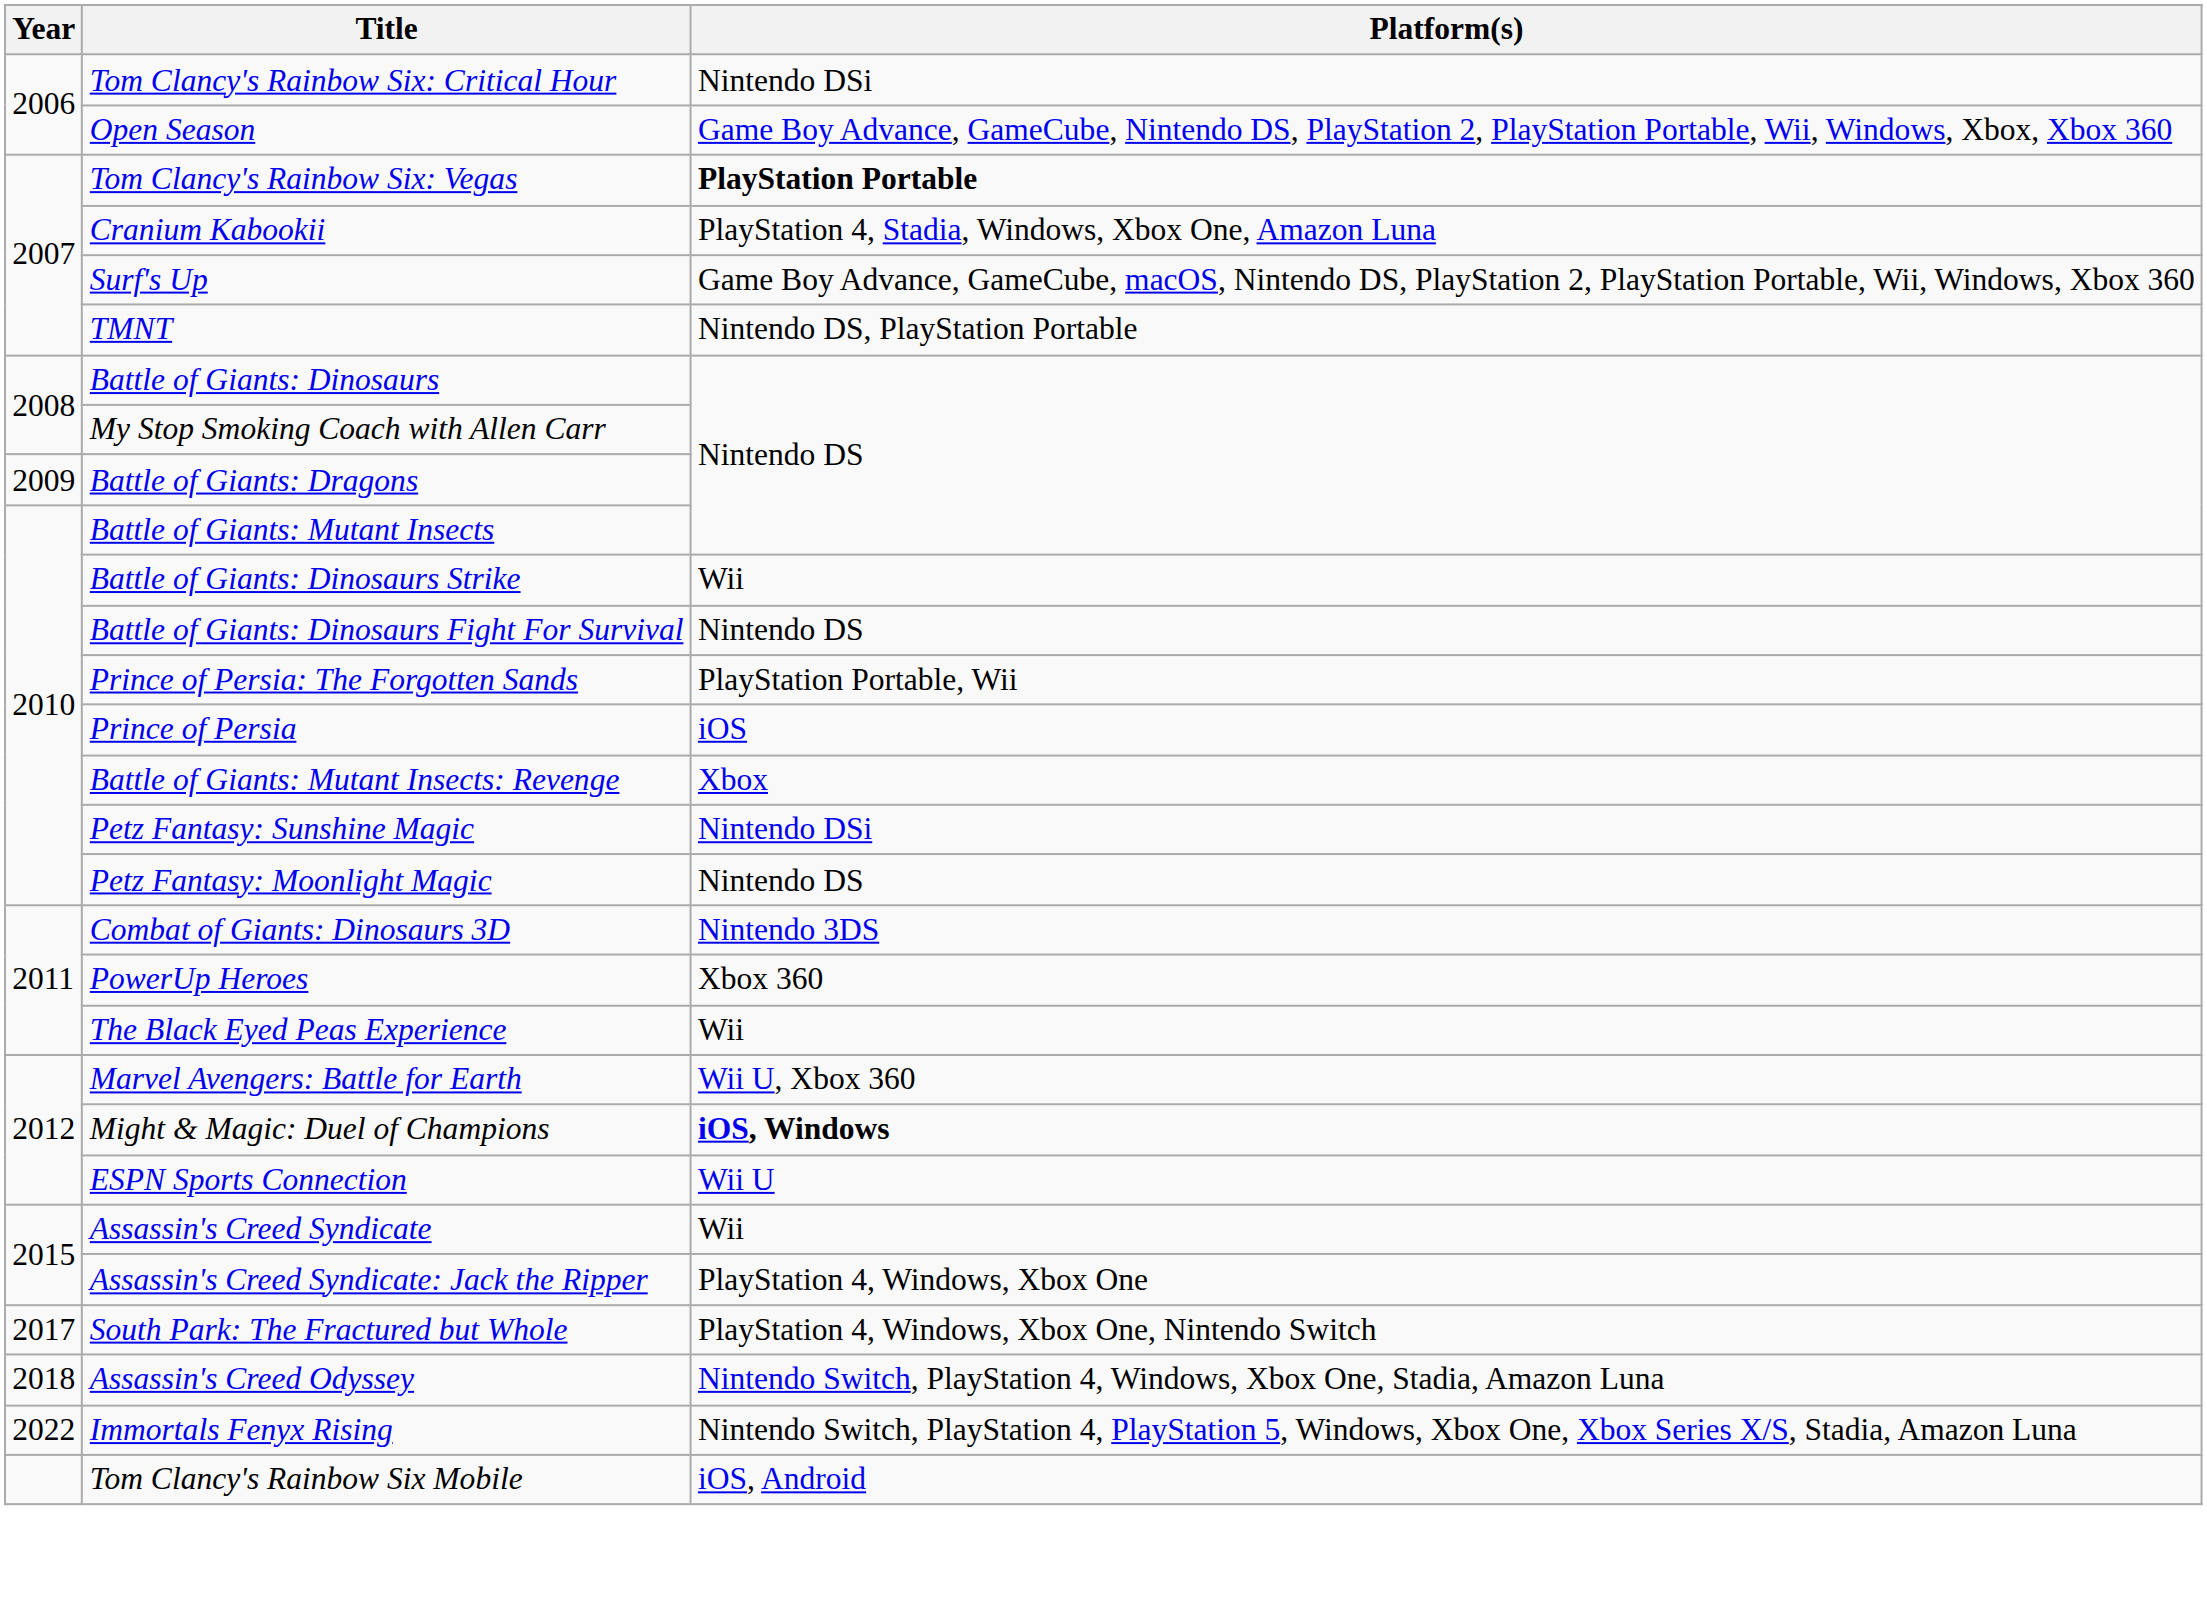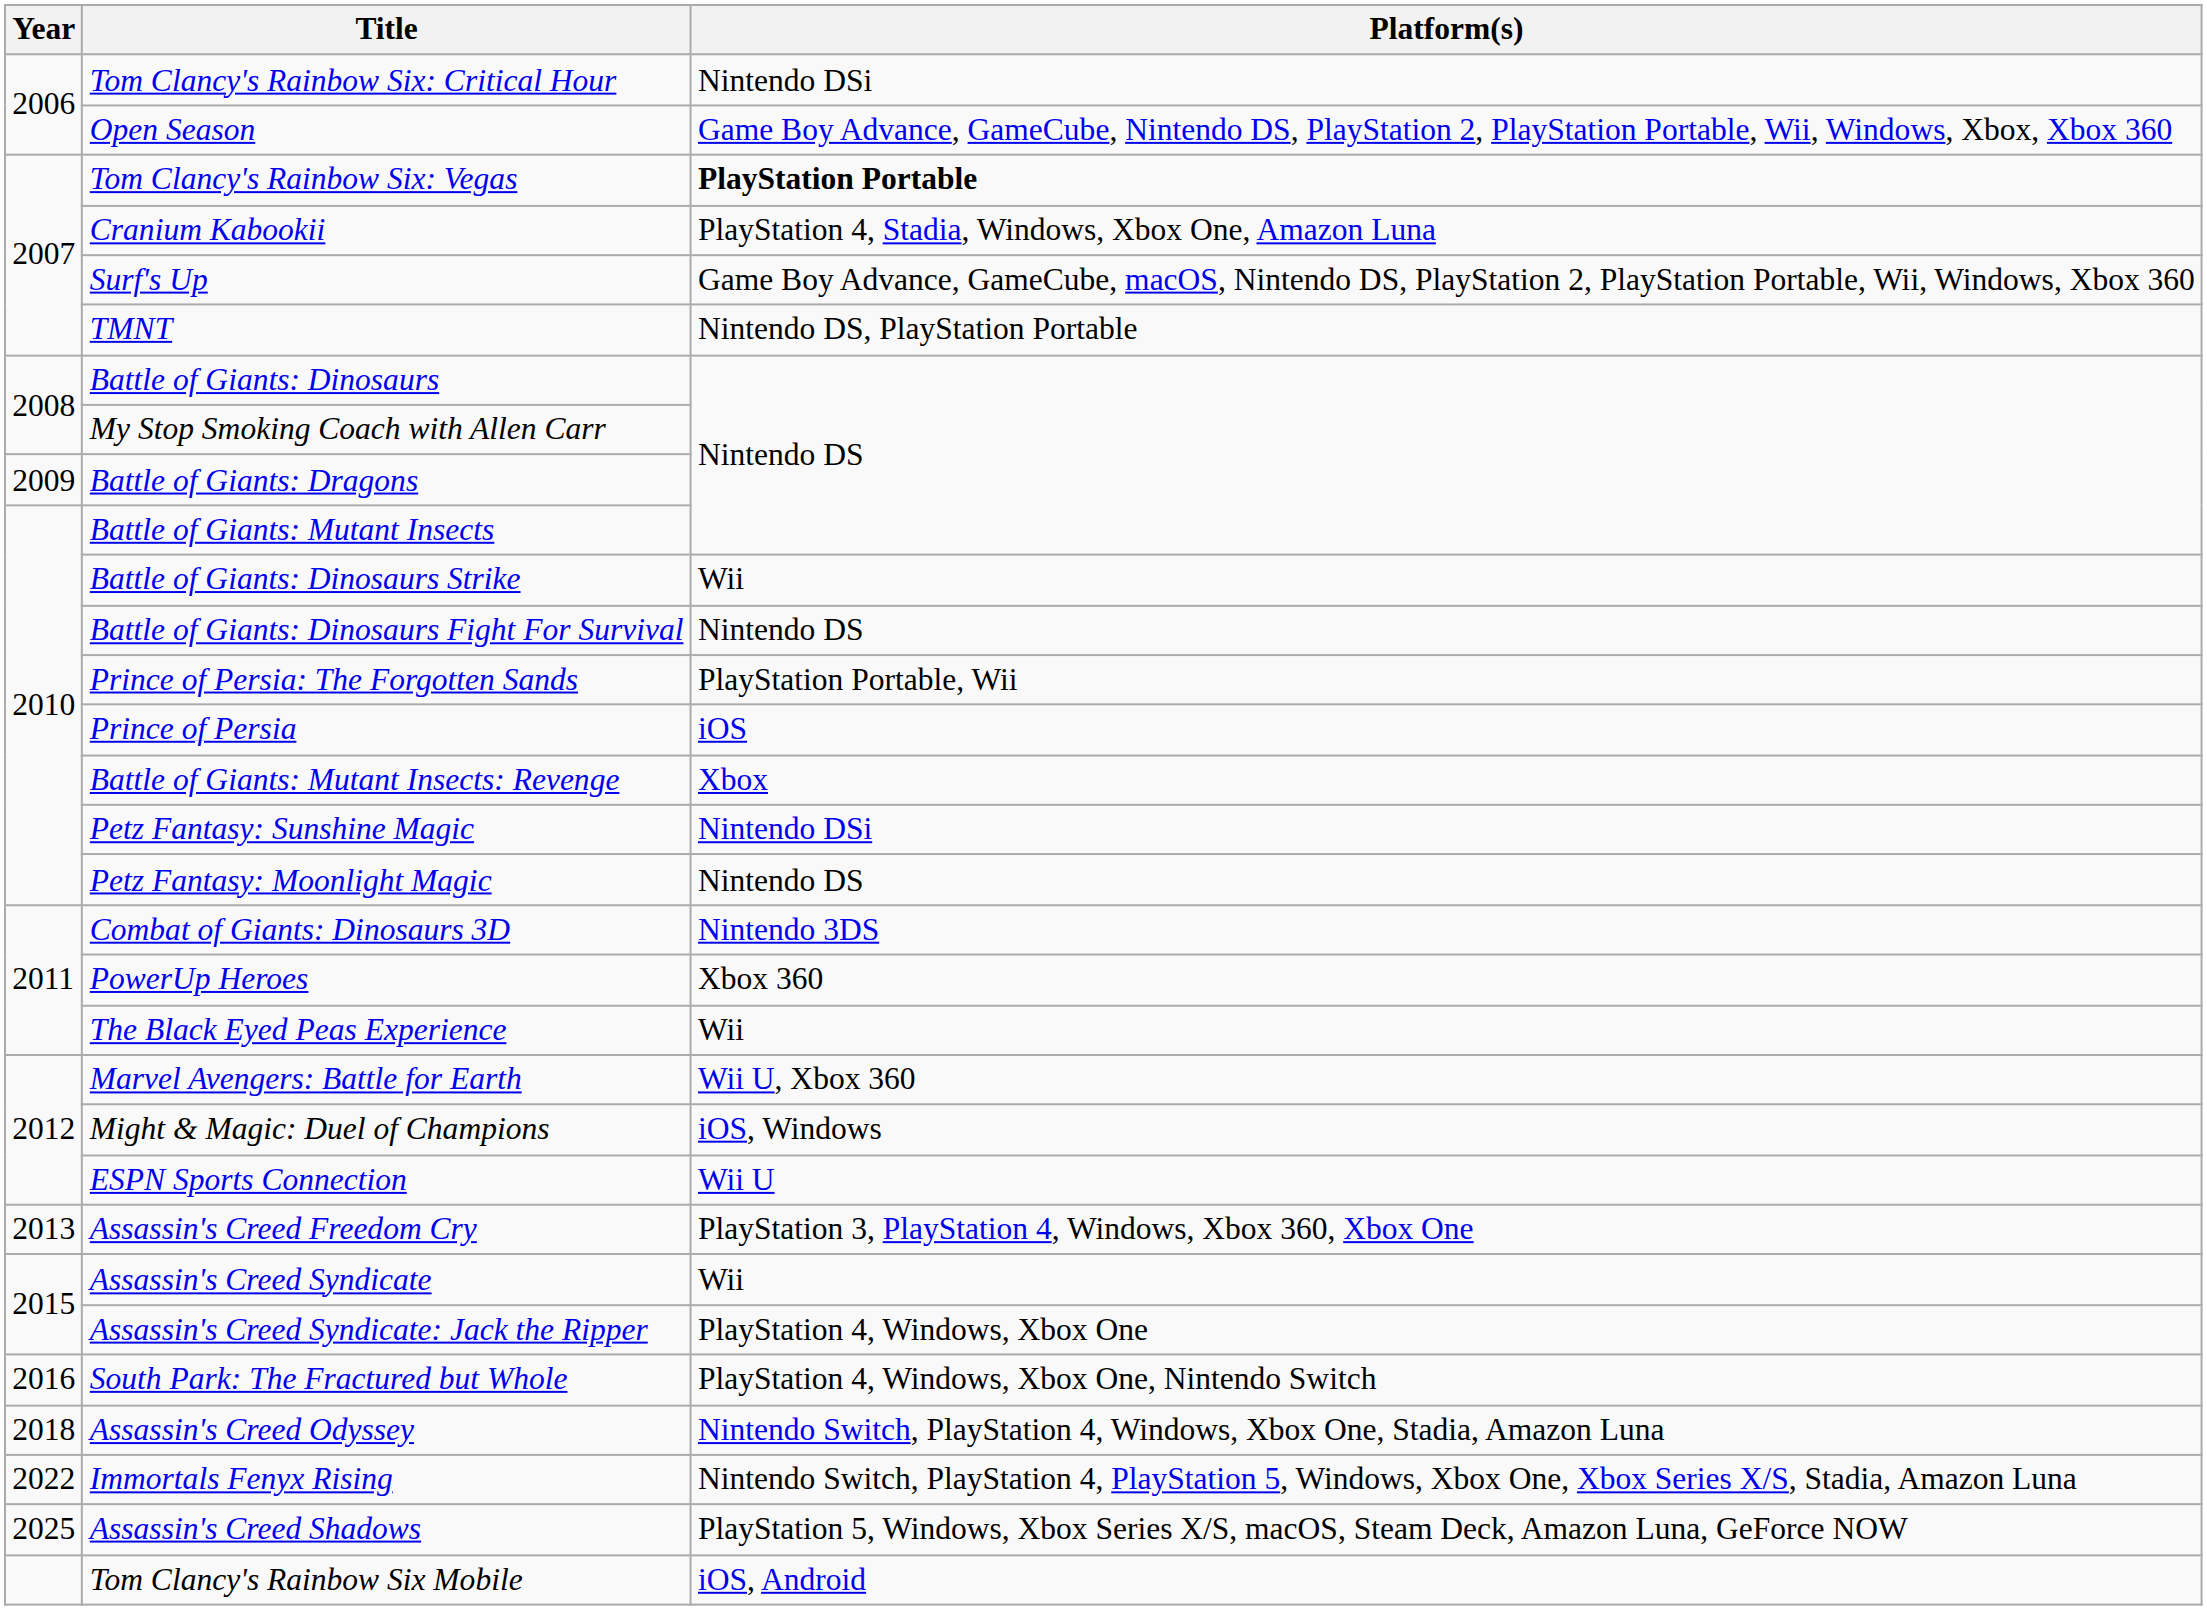(794, 1129) bold -> (790, 1129) normal
+ row: (283, 1229)
(44, 1329) 2017 -> (44, 1379) 2016
+ row: (255, 1529)
